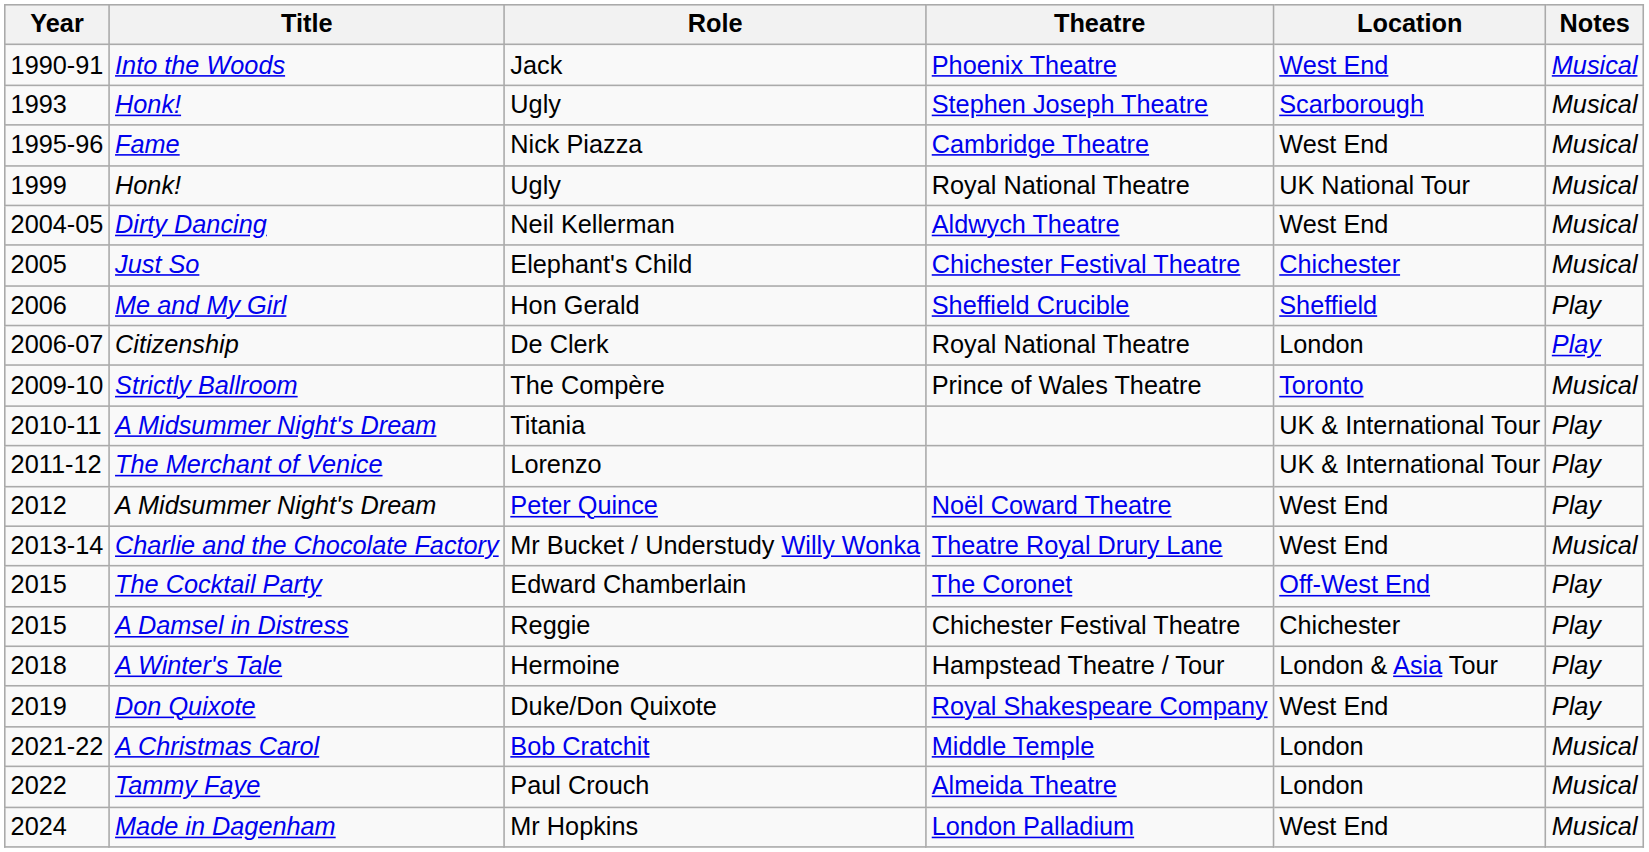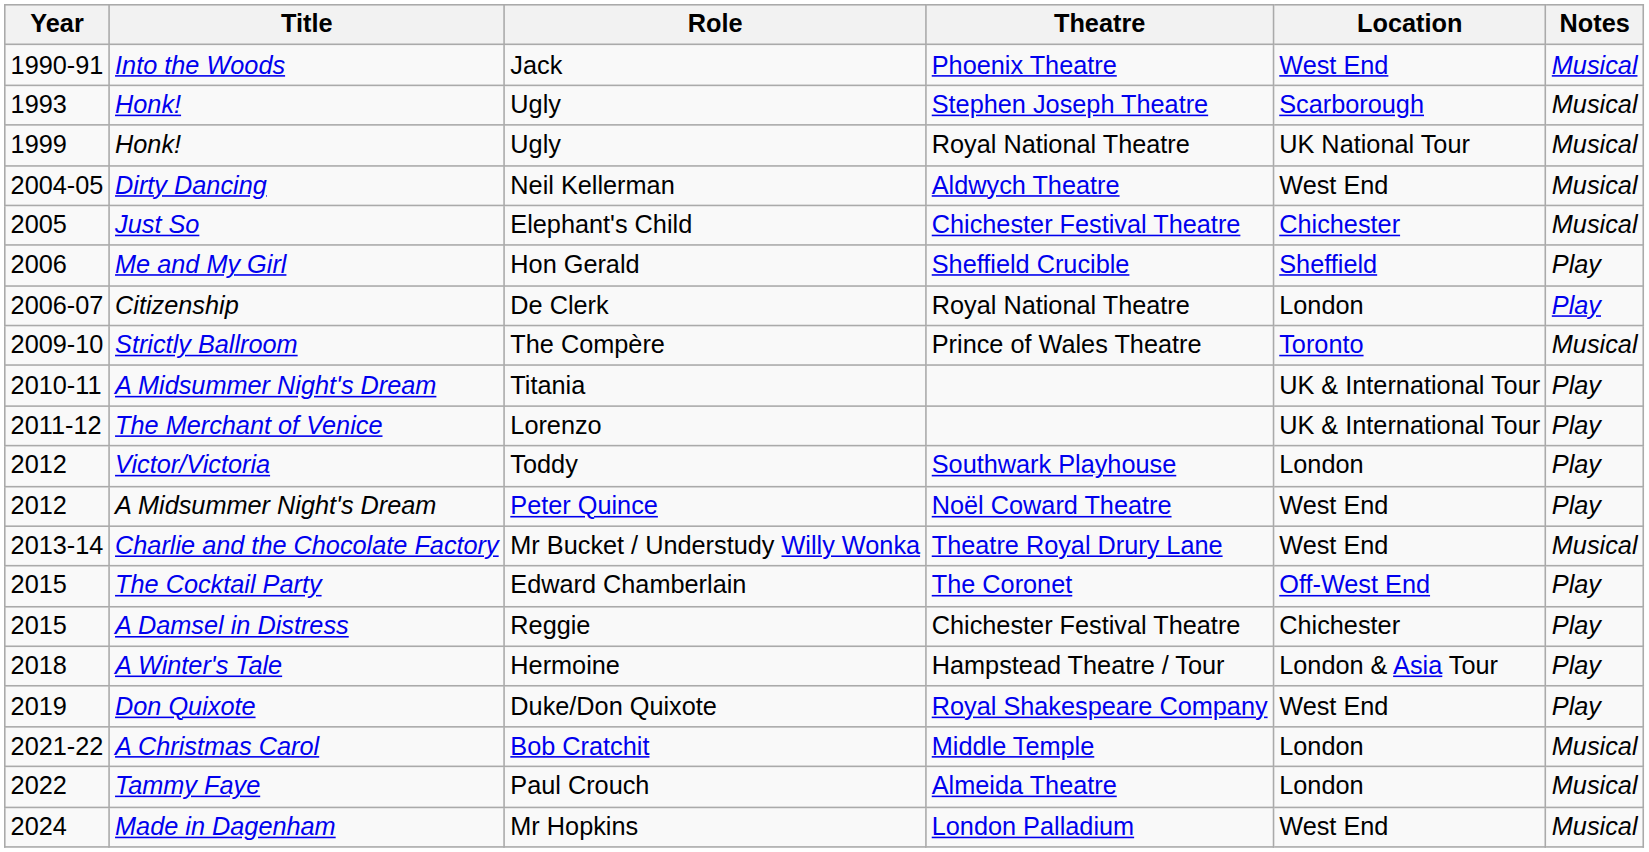- row: (57, 144)
+ row: (39, 465)
